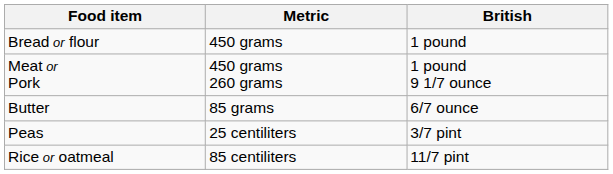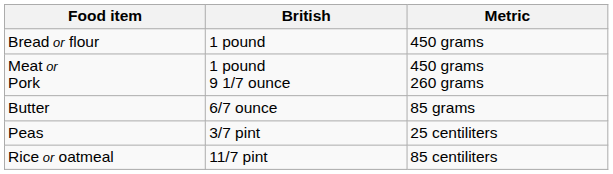columns swapped: (507, 16) <-> (306, 16)
